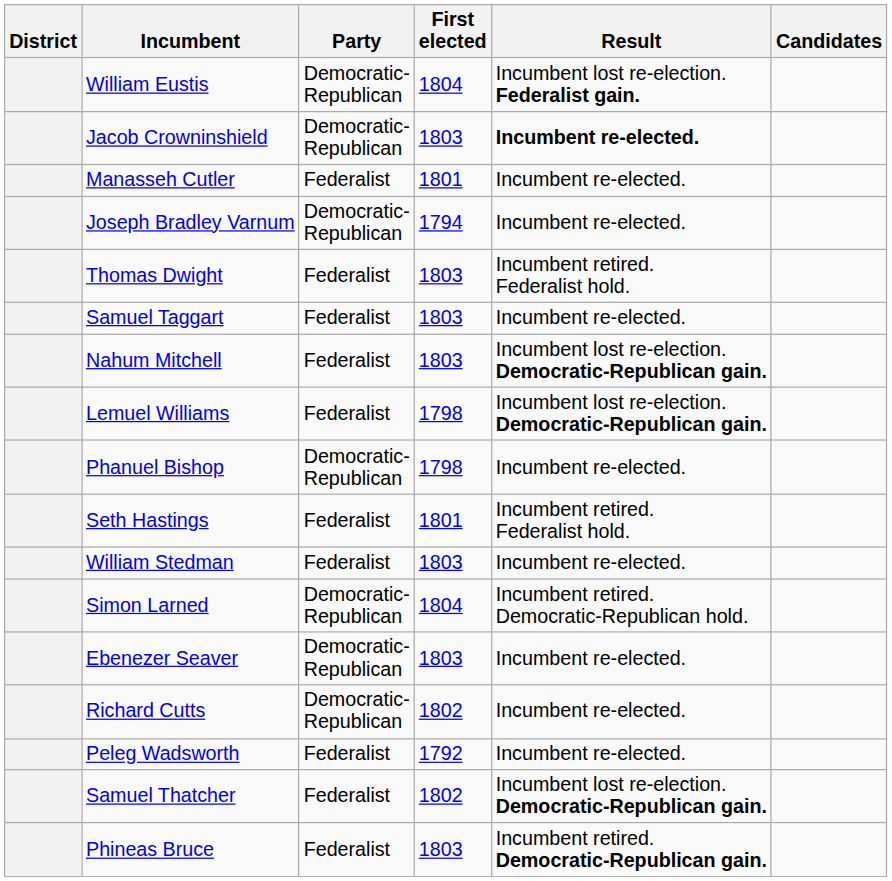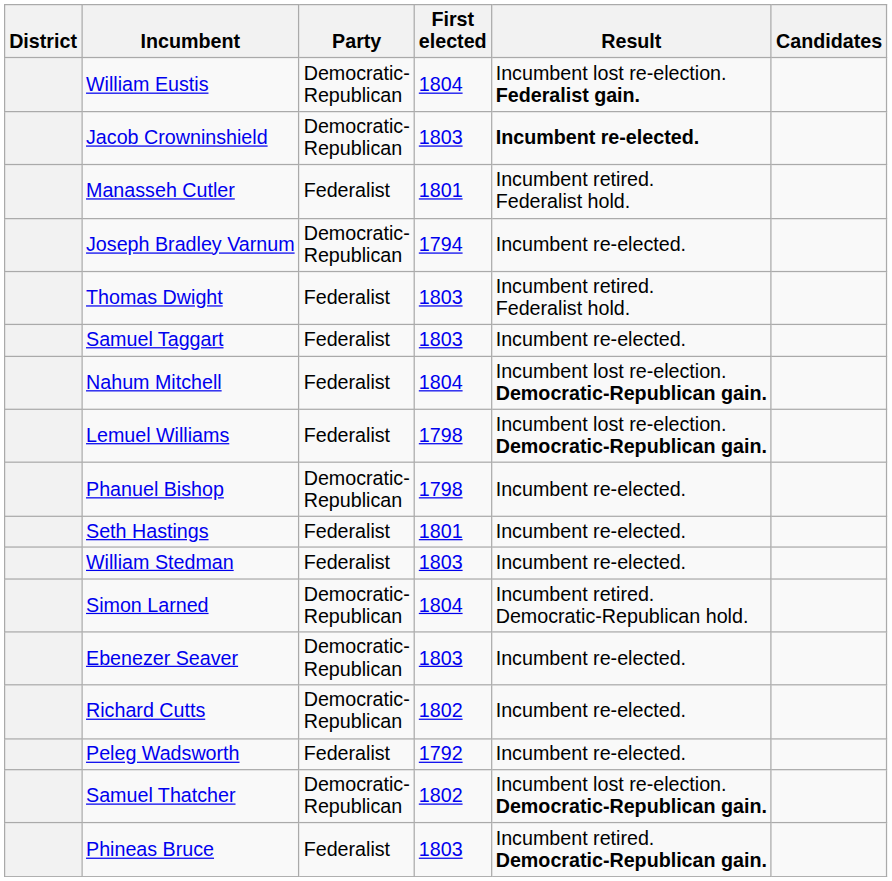(591, 180) Incumbent re-elected. -> (575, 191) Incumbent retired. Federalist hold.
(441, 360) 1803 -> (441, 382) 1804
(575, 520) Incumbent retired. Federalist hold. -> (591, 531) Incumbent re-elected.
(347, 796) Federalist -> (357, 796) Democratic- Republican
